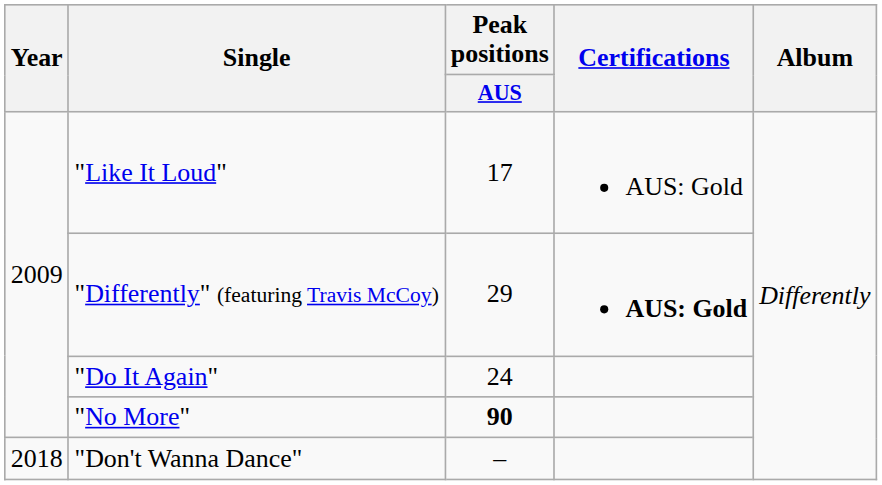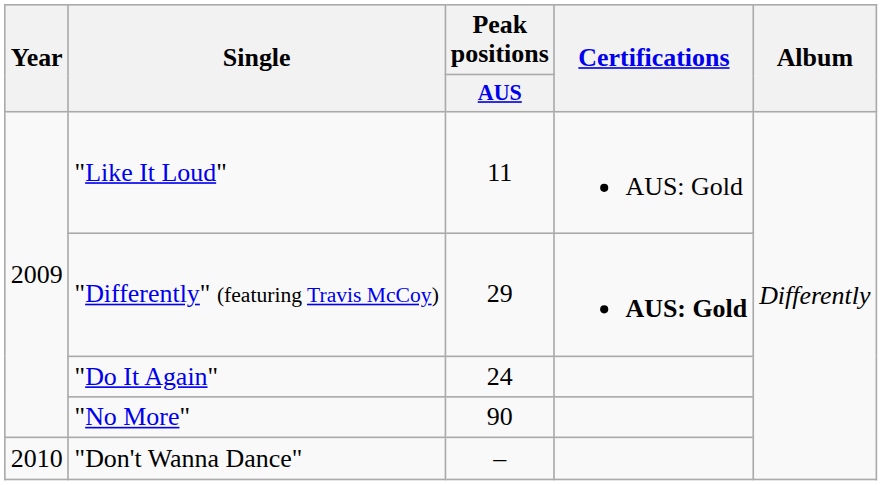(500, 172) 17 -> (500, 172) 11
(500, 416) bold -> (500, 416) normal
(37, 458) 2018 -> (37, 458) 2010
